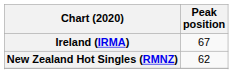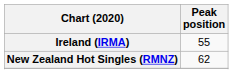(204, 42) 67 -> (204, 42) 55
